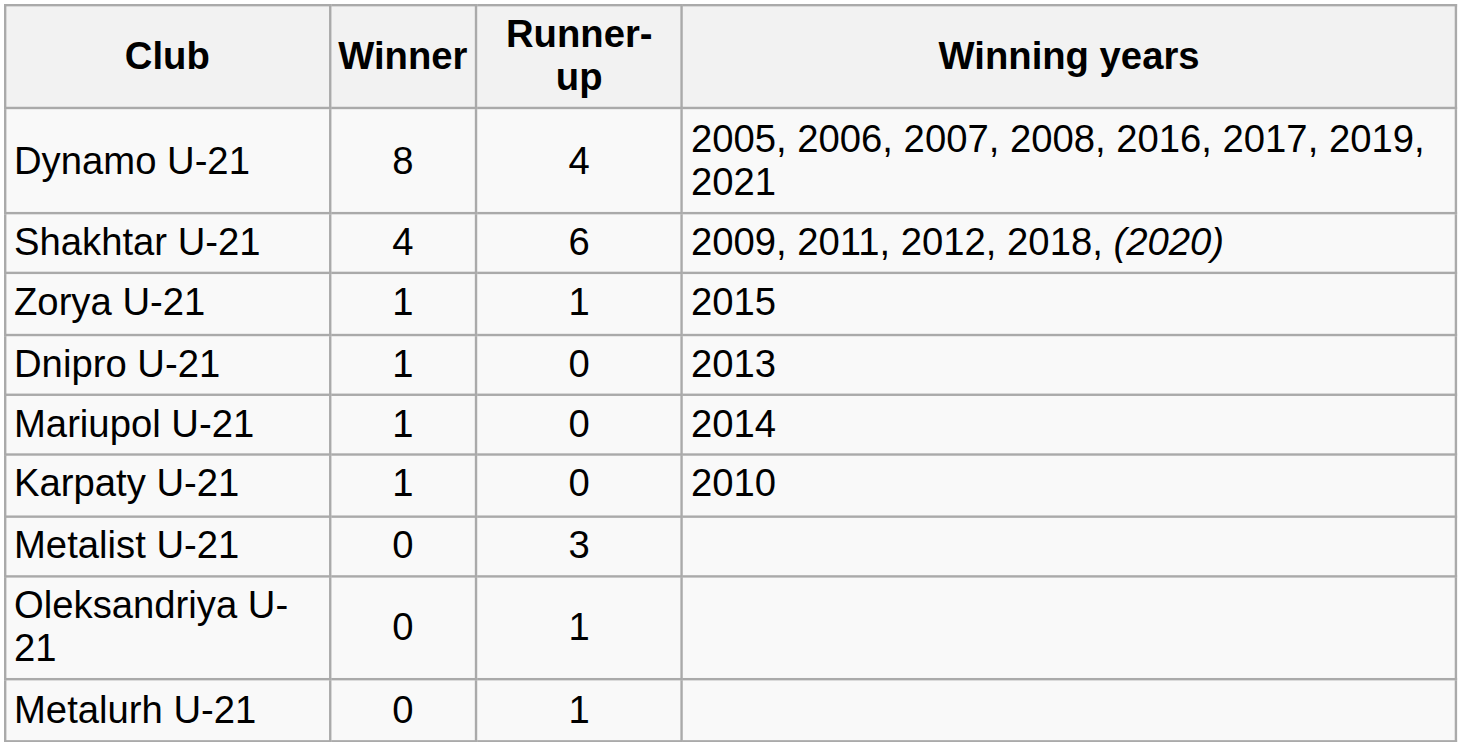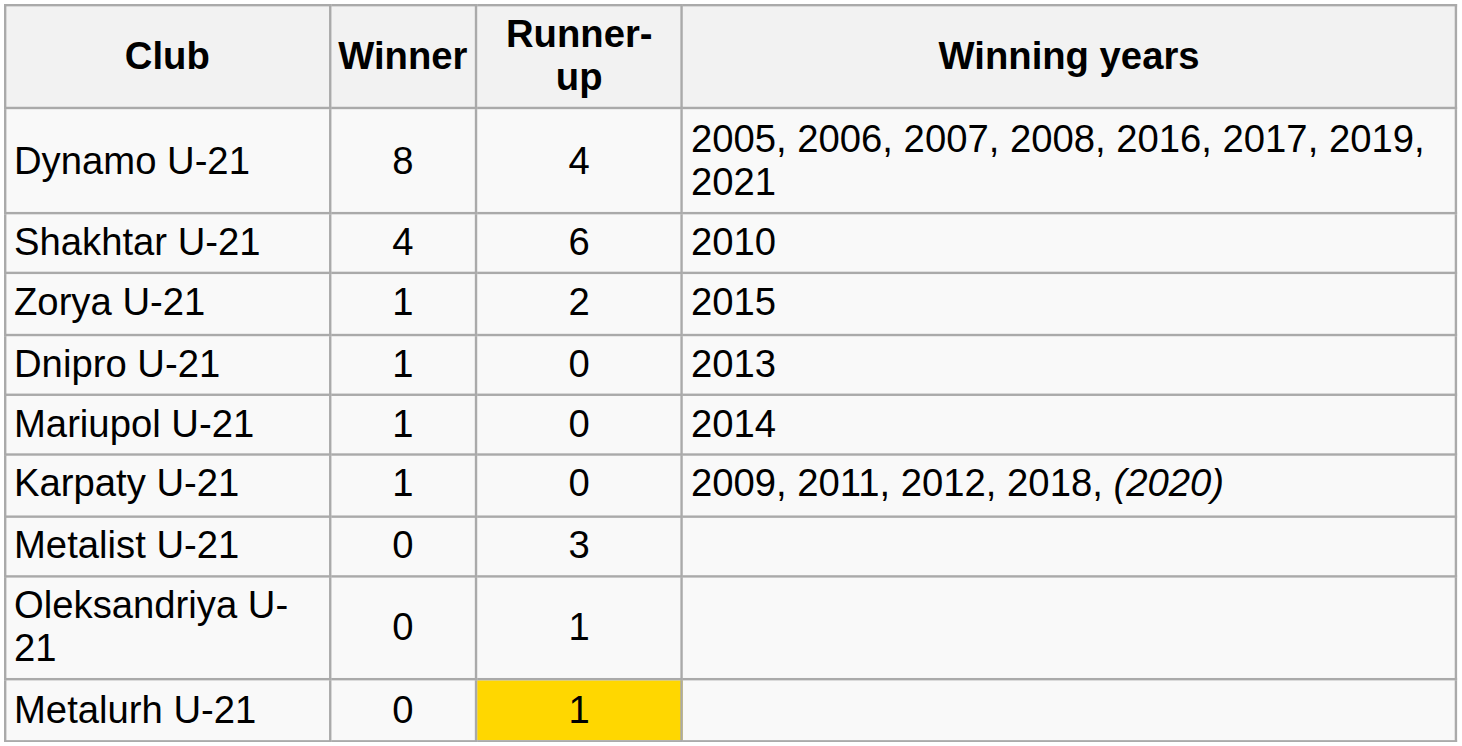(957, 242) 2009, 2011, 2012, 2018, (2020) -> (734, 242) 2010
(579, 302) 1 -> (579, 302) 2
(734, 484) 2010 -> (957, 484) 2009, 2011, 2012, 2018, (2020)
(579, 709) no background -> (579, 709) gold background
